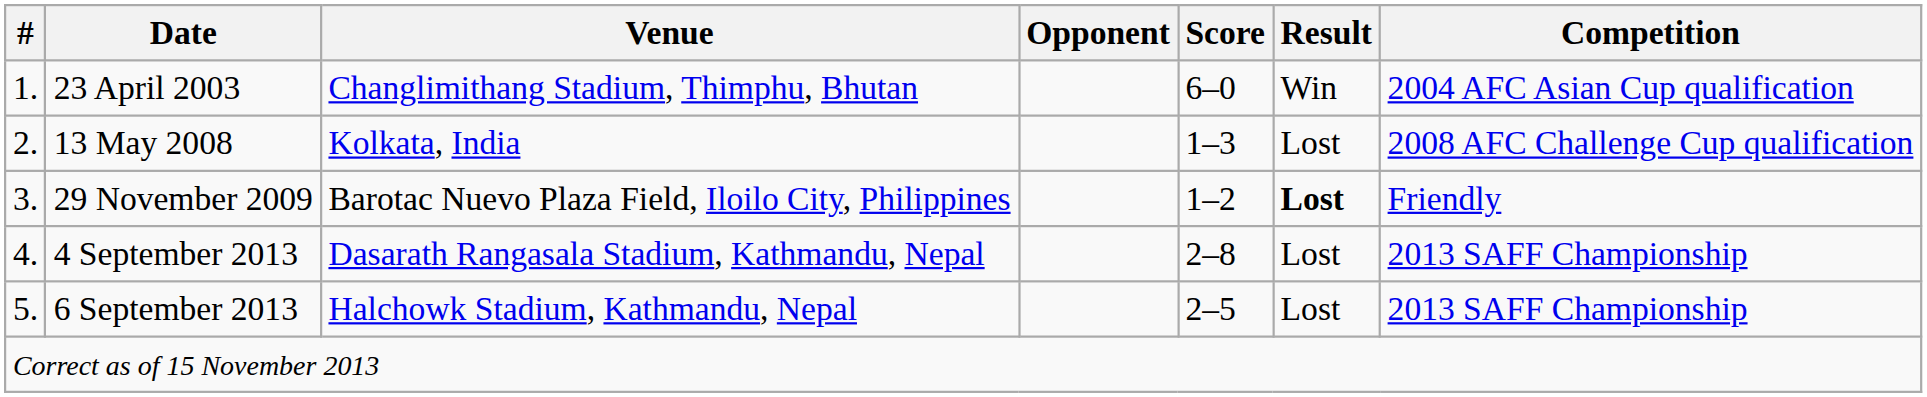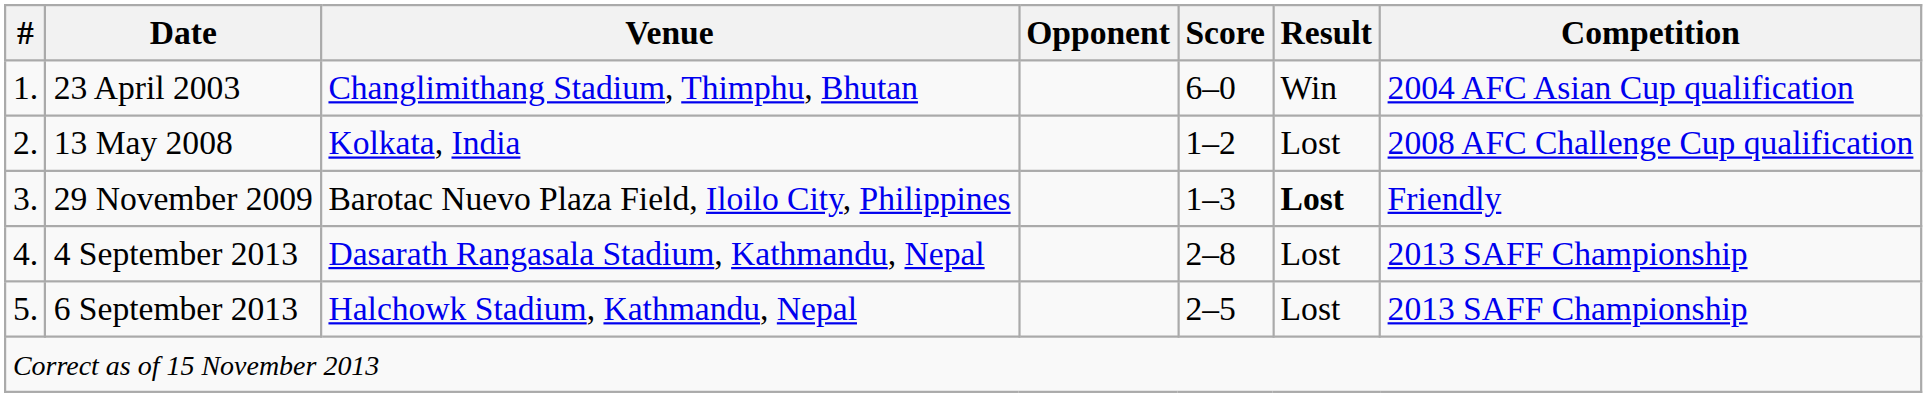(1211, 143) 1–3 -> (1211, 143) 1–2
(1211, 198) 1–2 -> (1211, 198) 1–3
